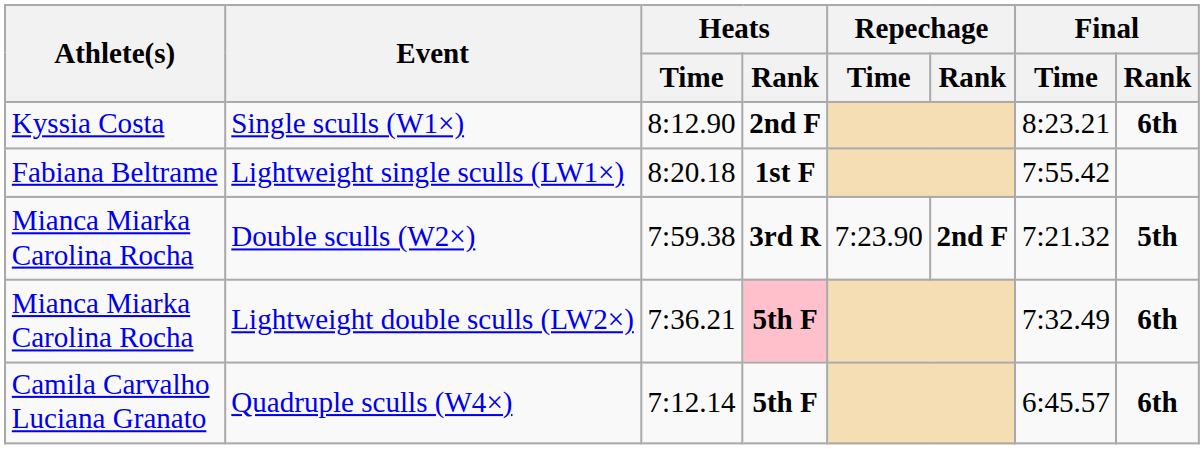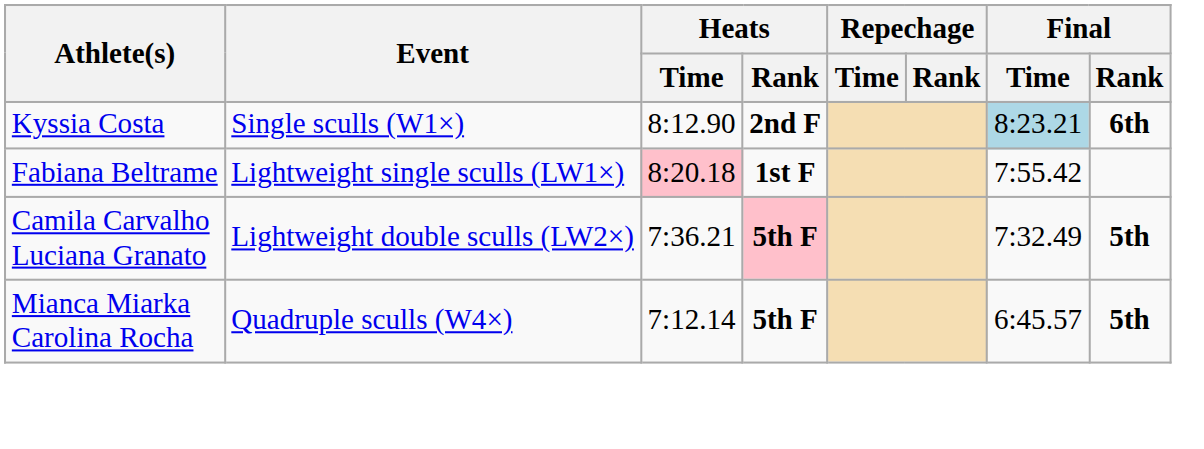(1066, 124) no background -> (1038, 124) lightblue background
(692, 172) no background -> (692, 172) pink background
- row: (353, 237)
(103, 320) Mianca Miarka Carolina Rocha -> (111, 237) Camila Carvalho Luciana Granato
(1158, 320) 6th -> (1130, 237) 5th
(111, 402) Camila Carvalho Luciana Granato -> (103, 320) Mianca Miarka Carolina Rocha
(1158, 402) 6th -> (1130, 320) 5th
